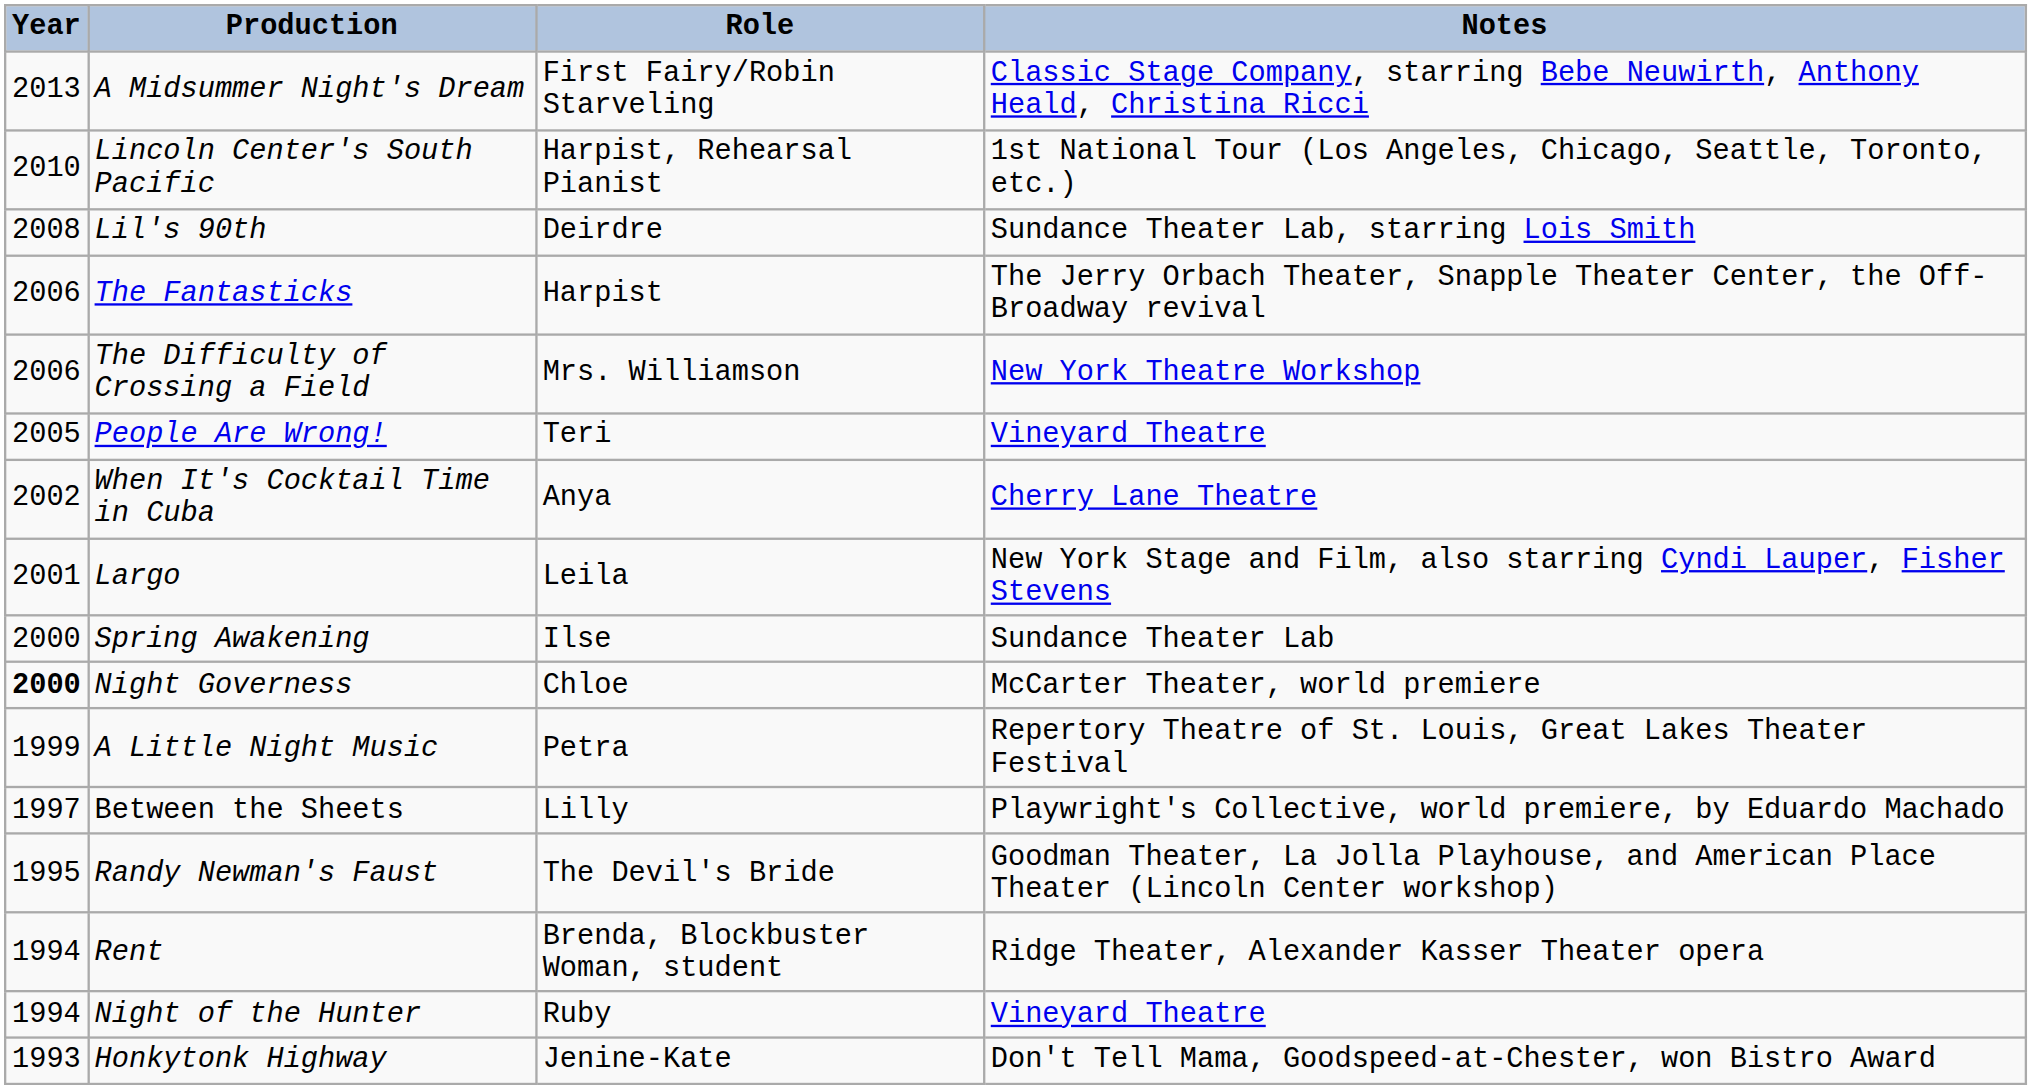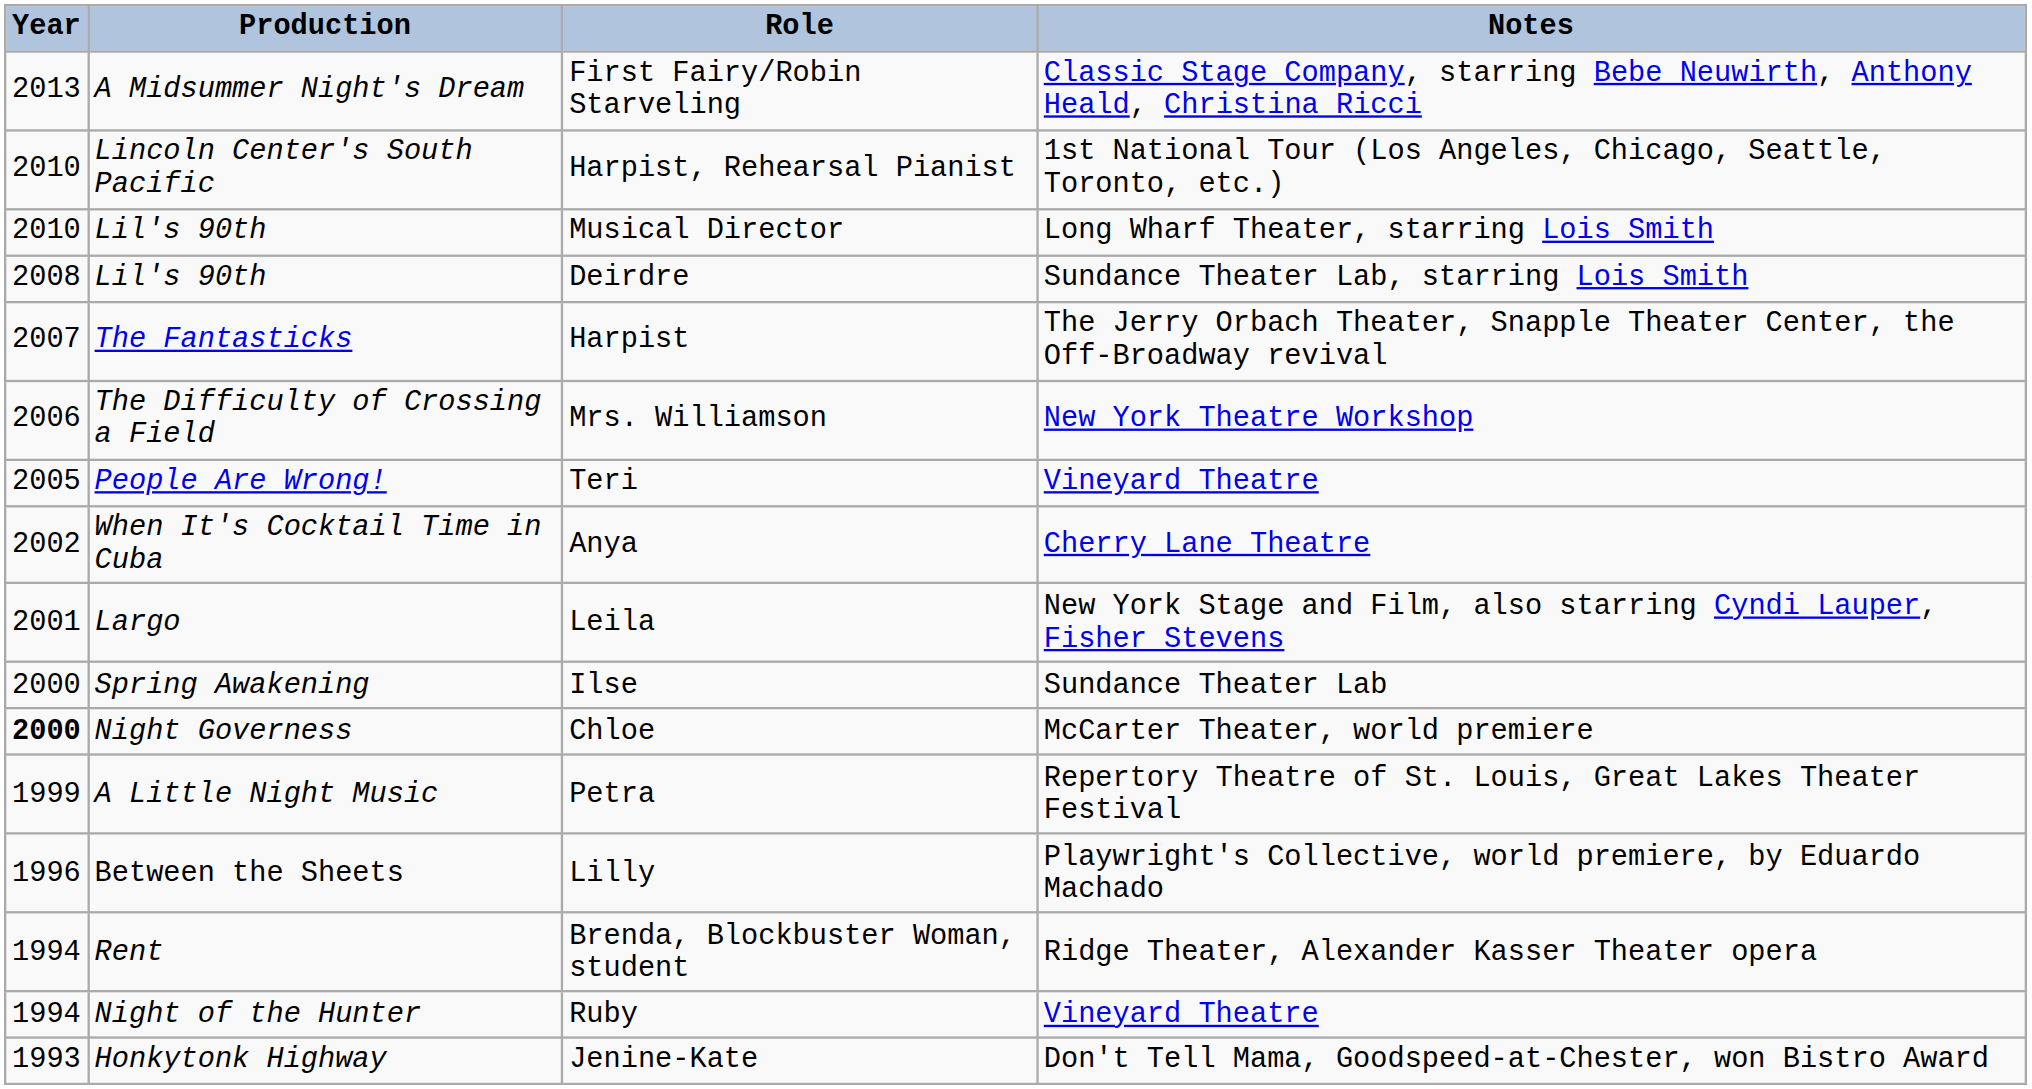+ row: (707, 232)
(46, 295) 2006 -> (46, 341) 2007
(46, 811) 1997 -> (46, 874) 1996
- row: (689, 874)
